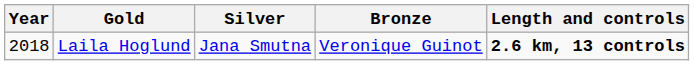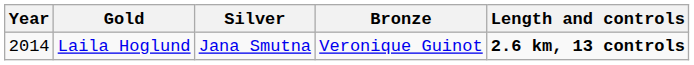(29, 46) 2018 -> (29, 46) 2014
